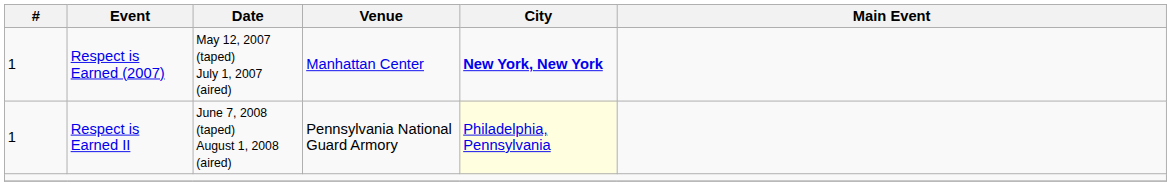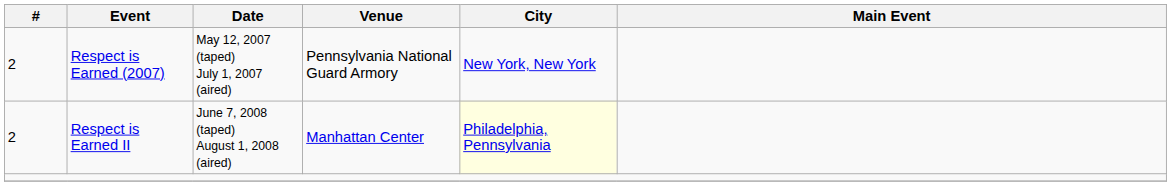(12, 64) 1 -> (12, 64) 2
(365, 64) Manhattan Center -> (379, 64) Pennsylvania National Guard Armory
(533, 64) bold -> (529, 64) normal
(12, 137) 1 -> (12, 137) 2
(379, 137) Pennsylvania National Guard Armory -> (365, 137) Manhattan Center
